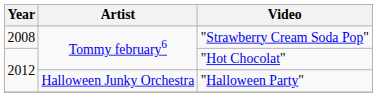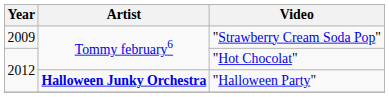(21, 37) 2008 -> (21, 37) 2009
(118, 80) normal -> (124, 80) bold
